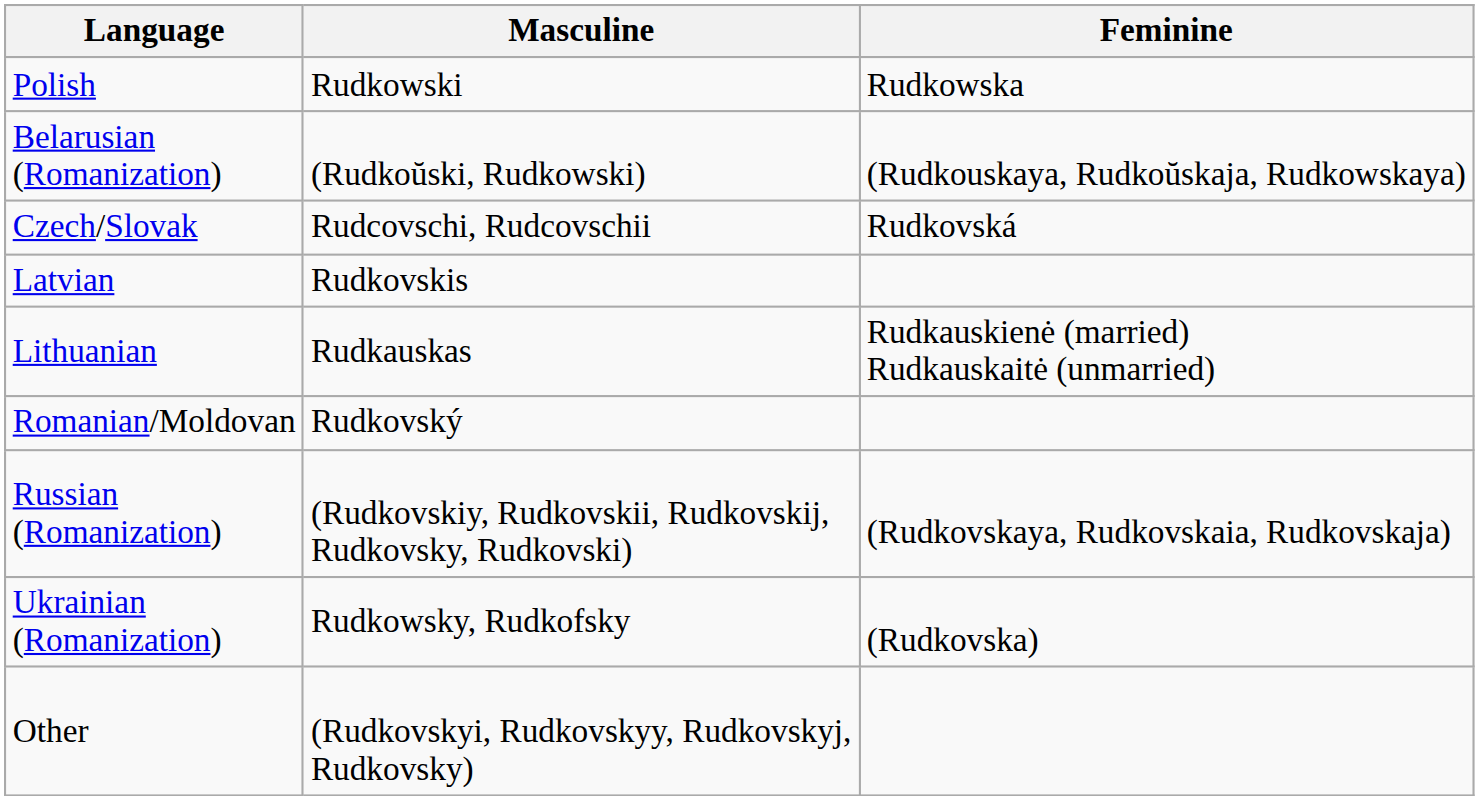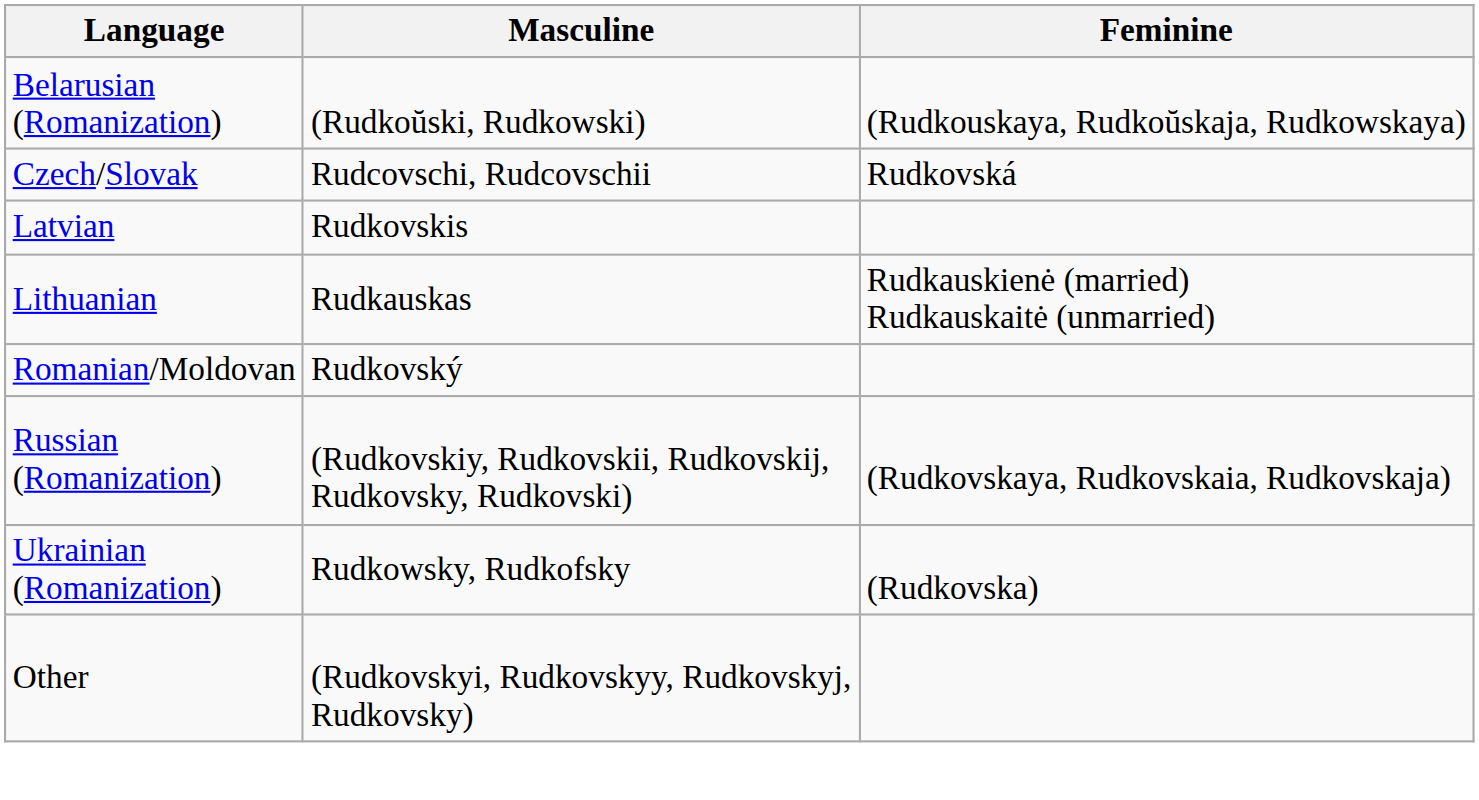- row: (54, 83)
